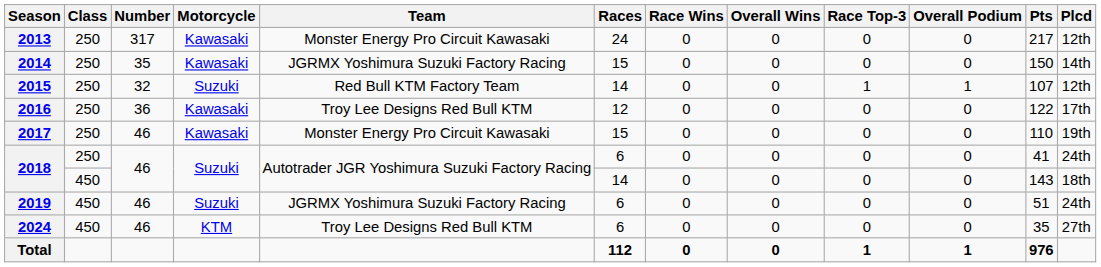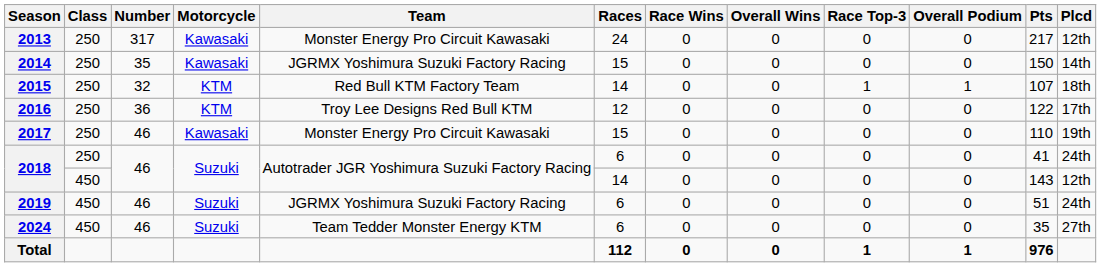(216, 86) Suzuki -> (216, 86) KTM
(1076, 86) 12th -> (1076, 86) 18th
(216, 109) Kawasaki -> (216, 109) KTM
(1076, 179) 18th -> (1076, 179) 12th
(216, 226) KTM -> (216, 226) Suzuki
(427, 226) Troy Lee Designs Red Bull KTM -> (427, 226) Team Tedder Monster Energy KTM
